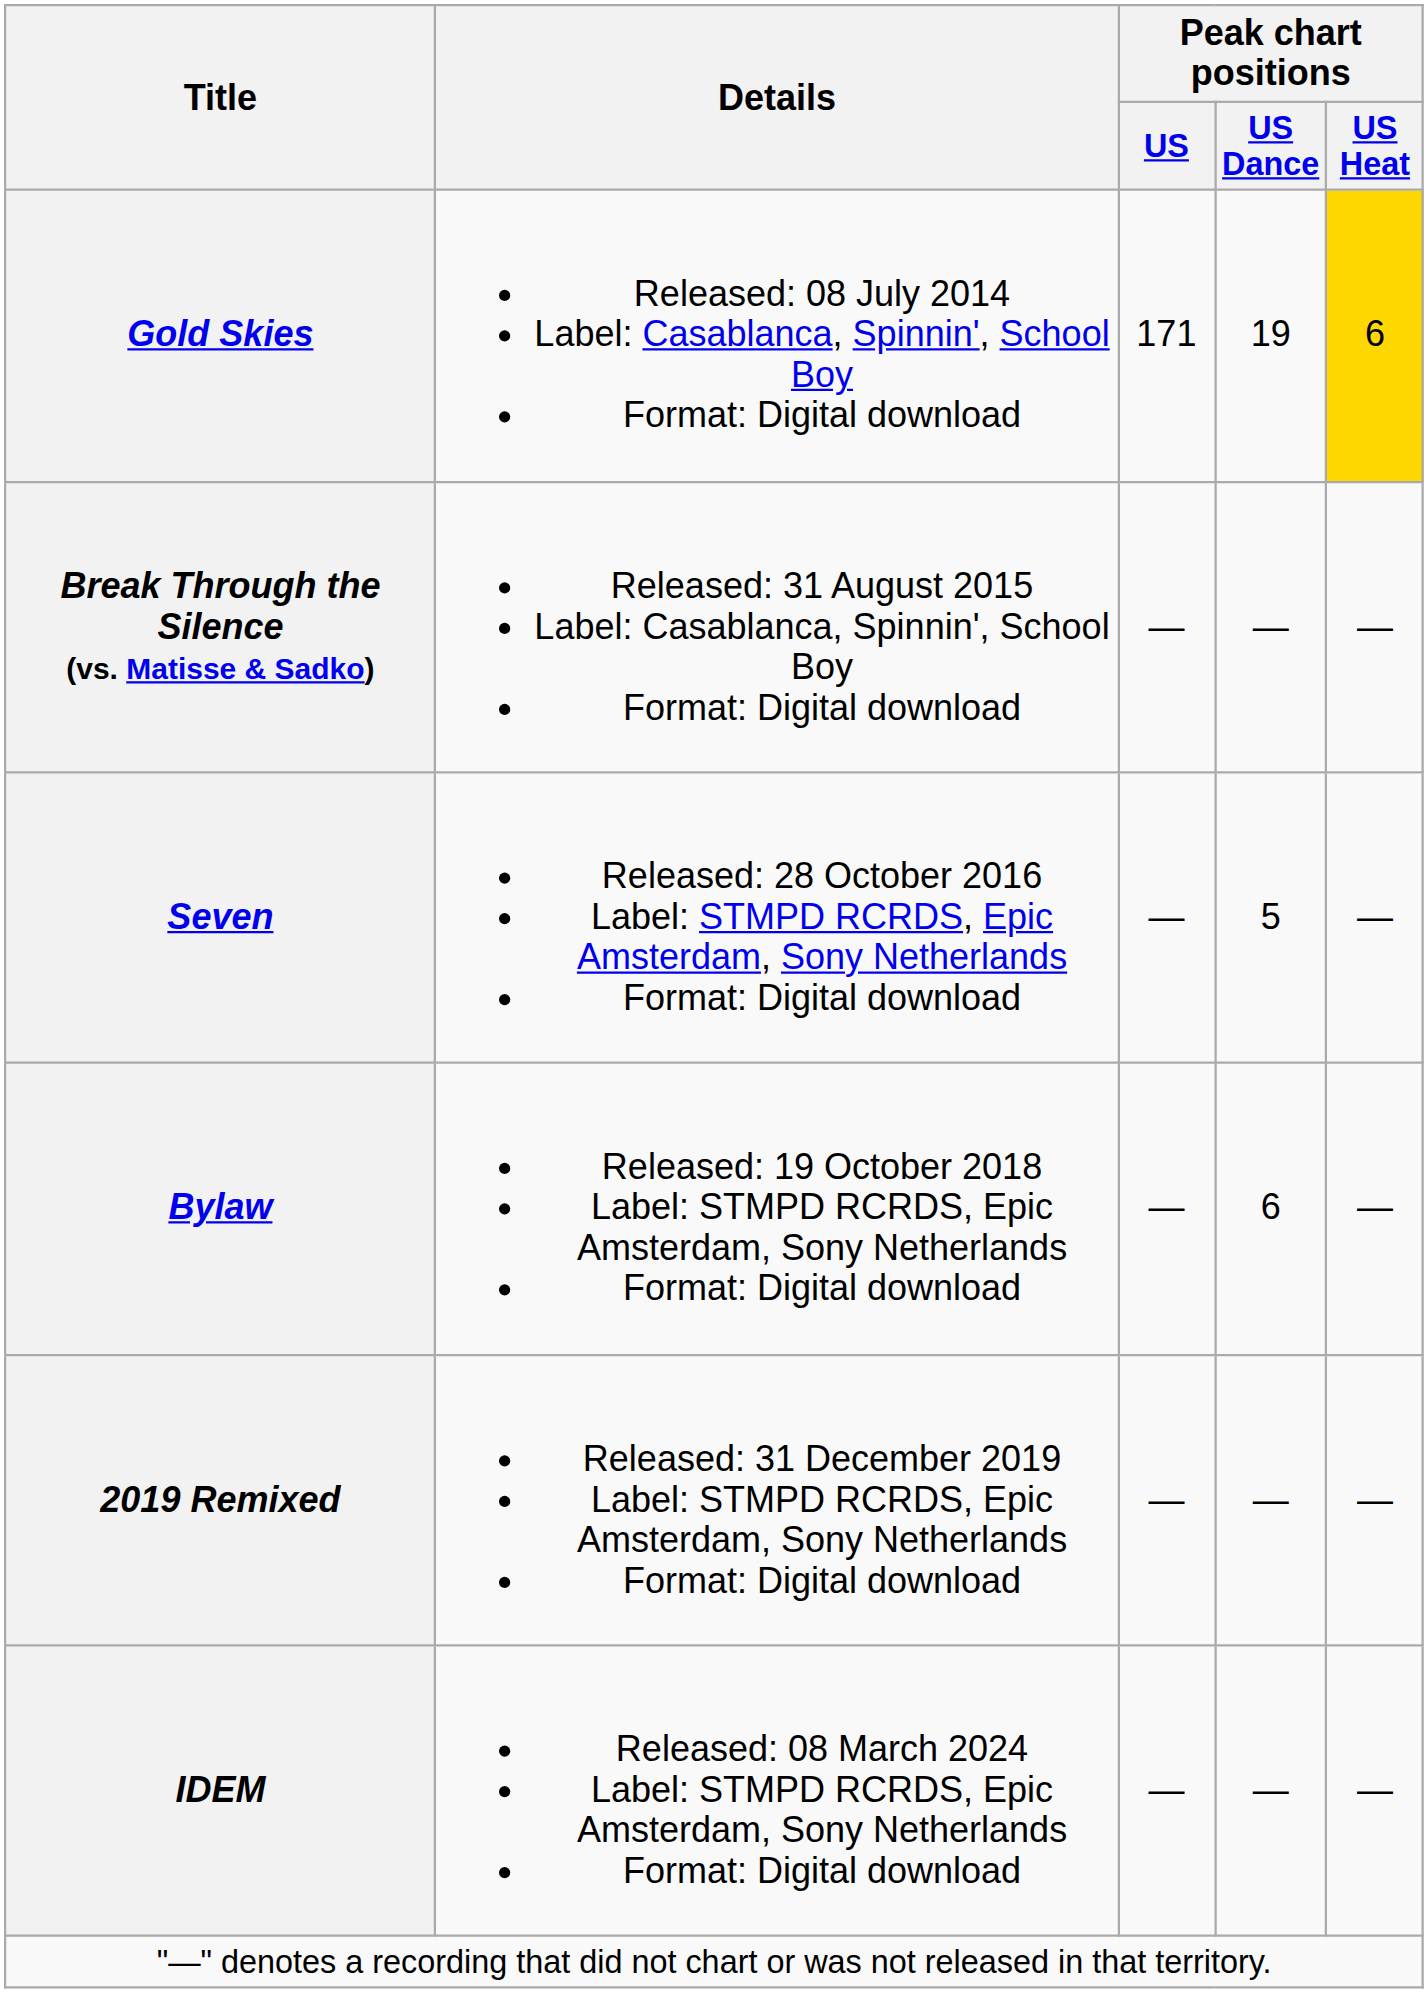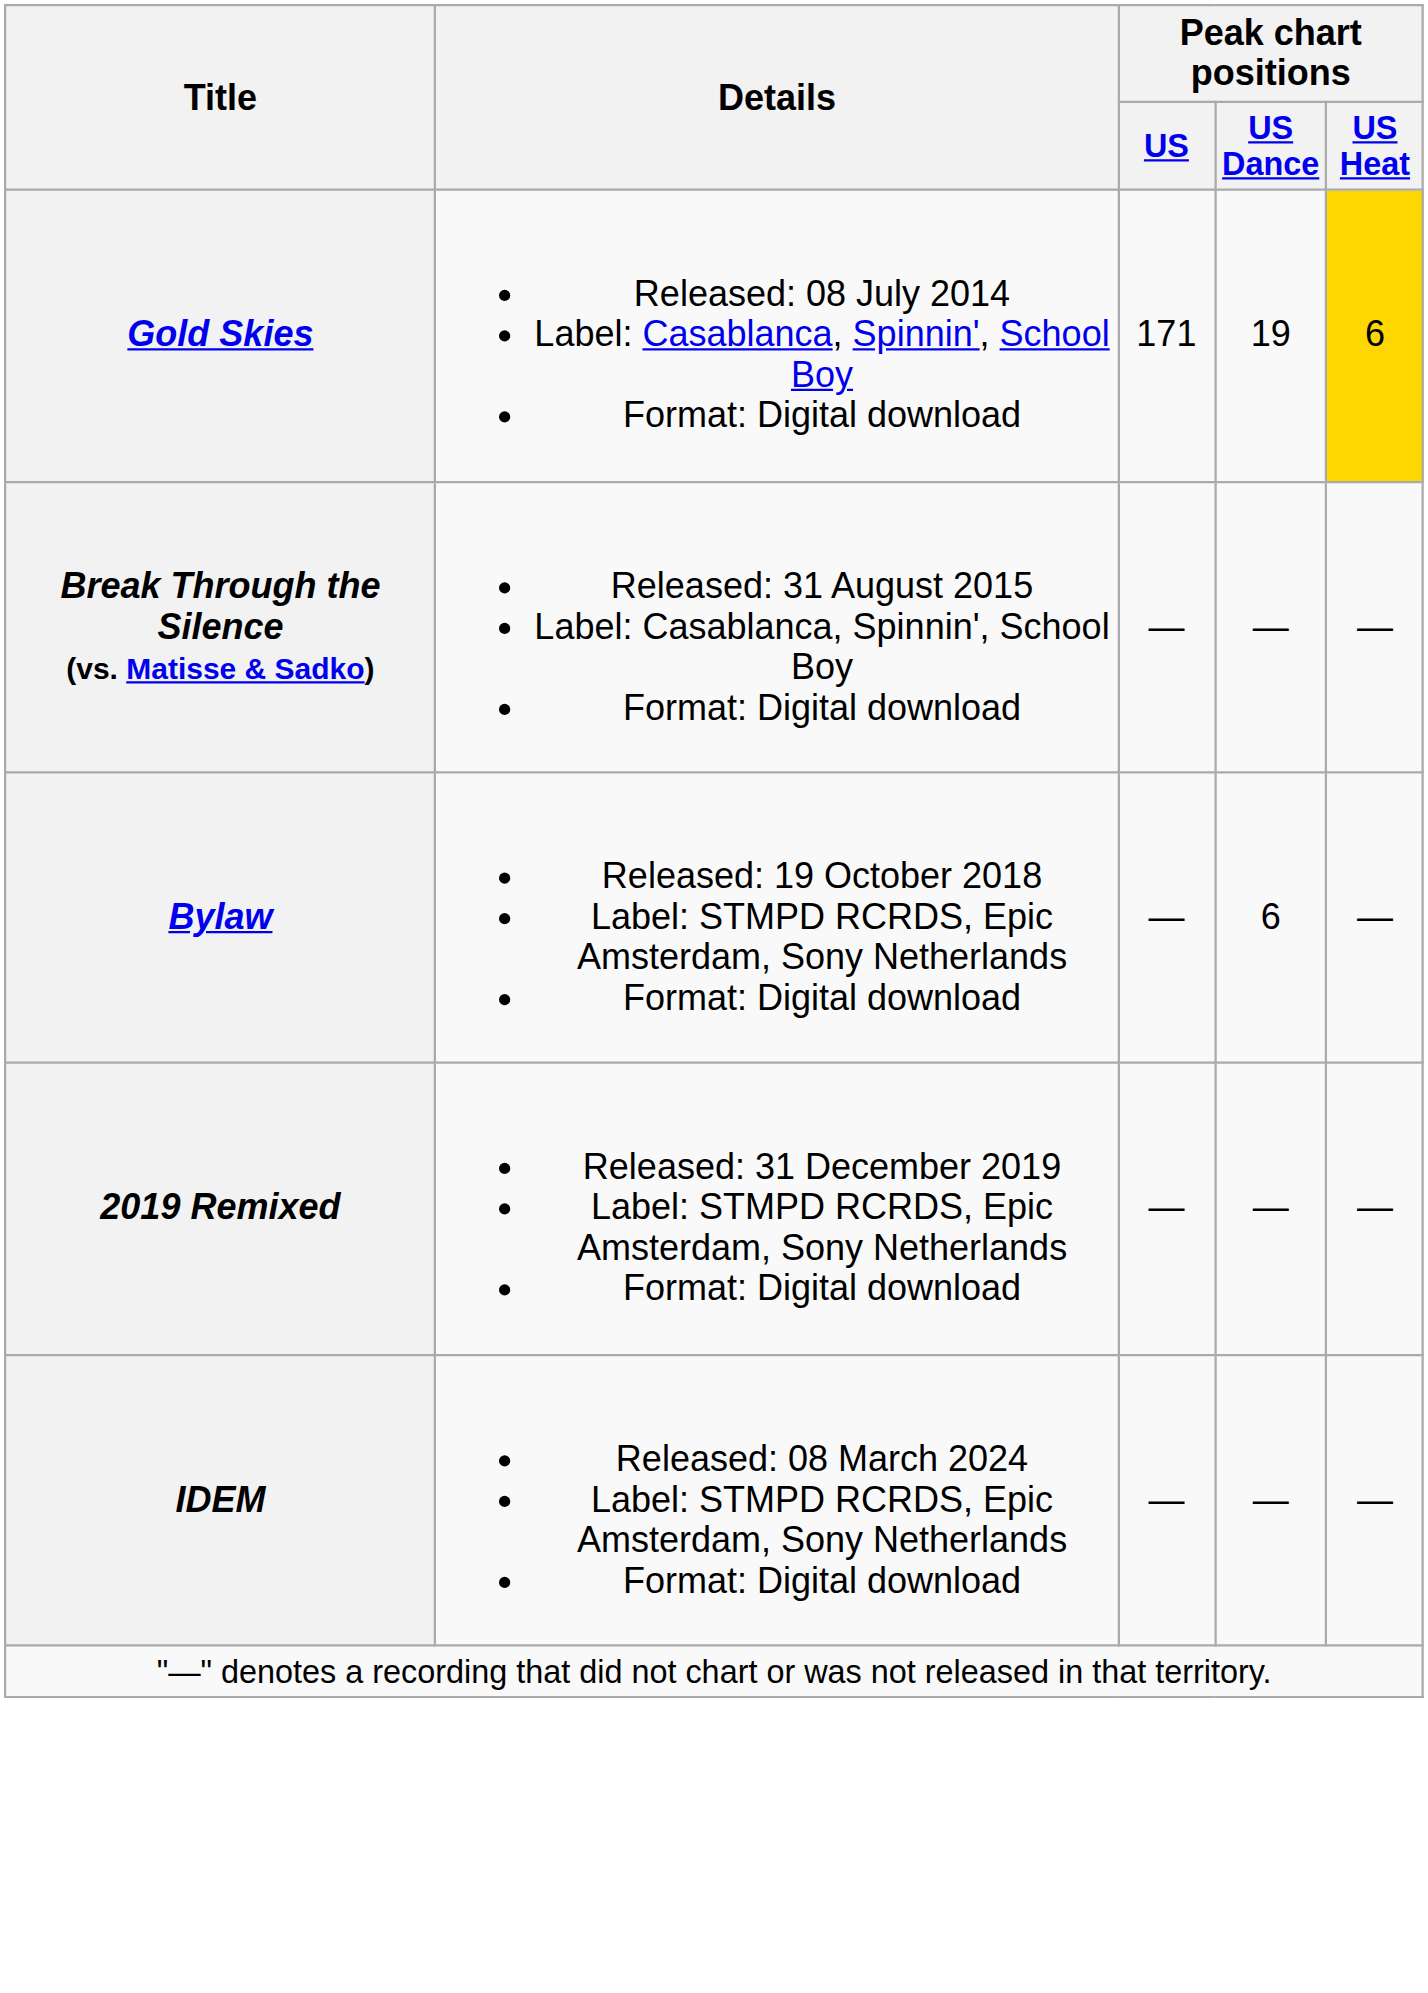- row: (220, 917)
